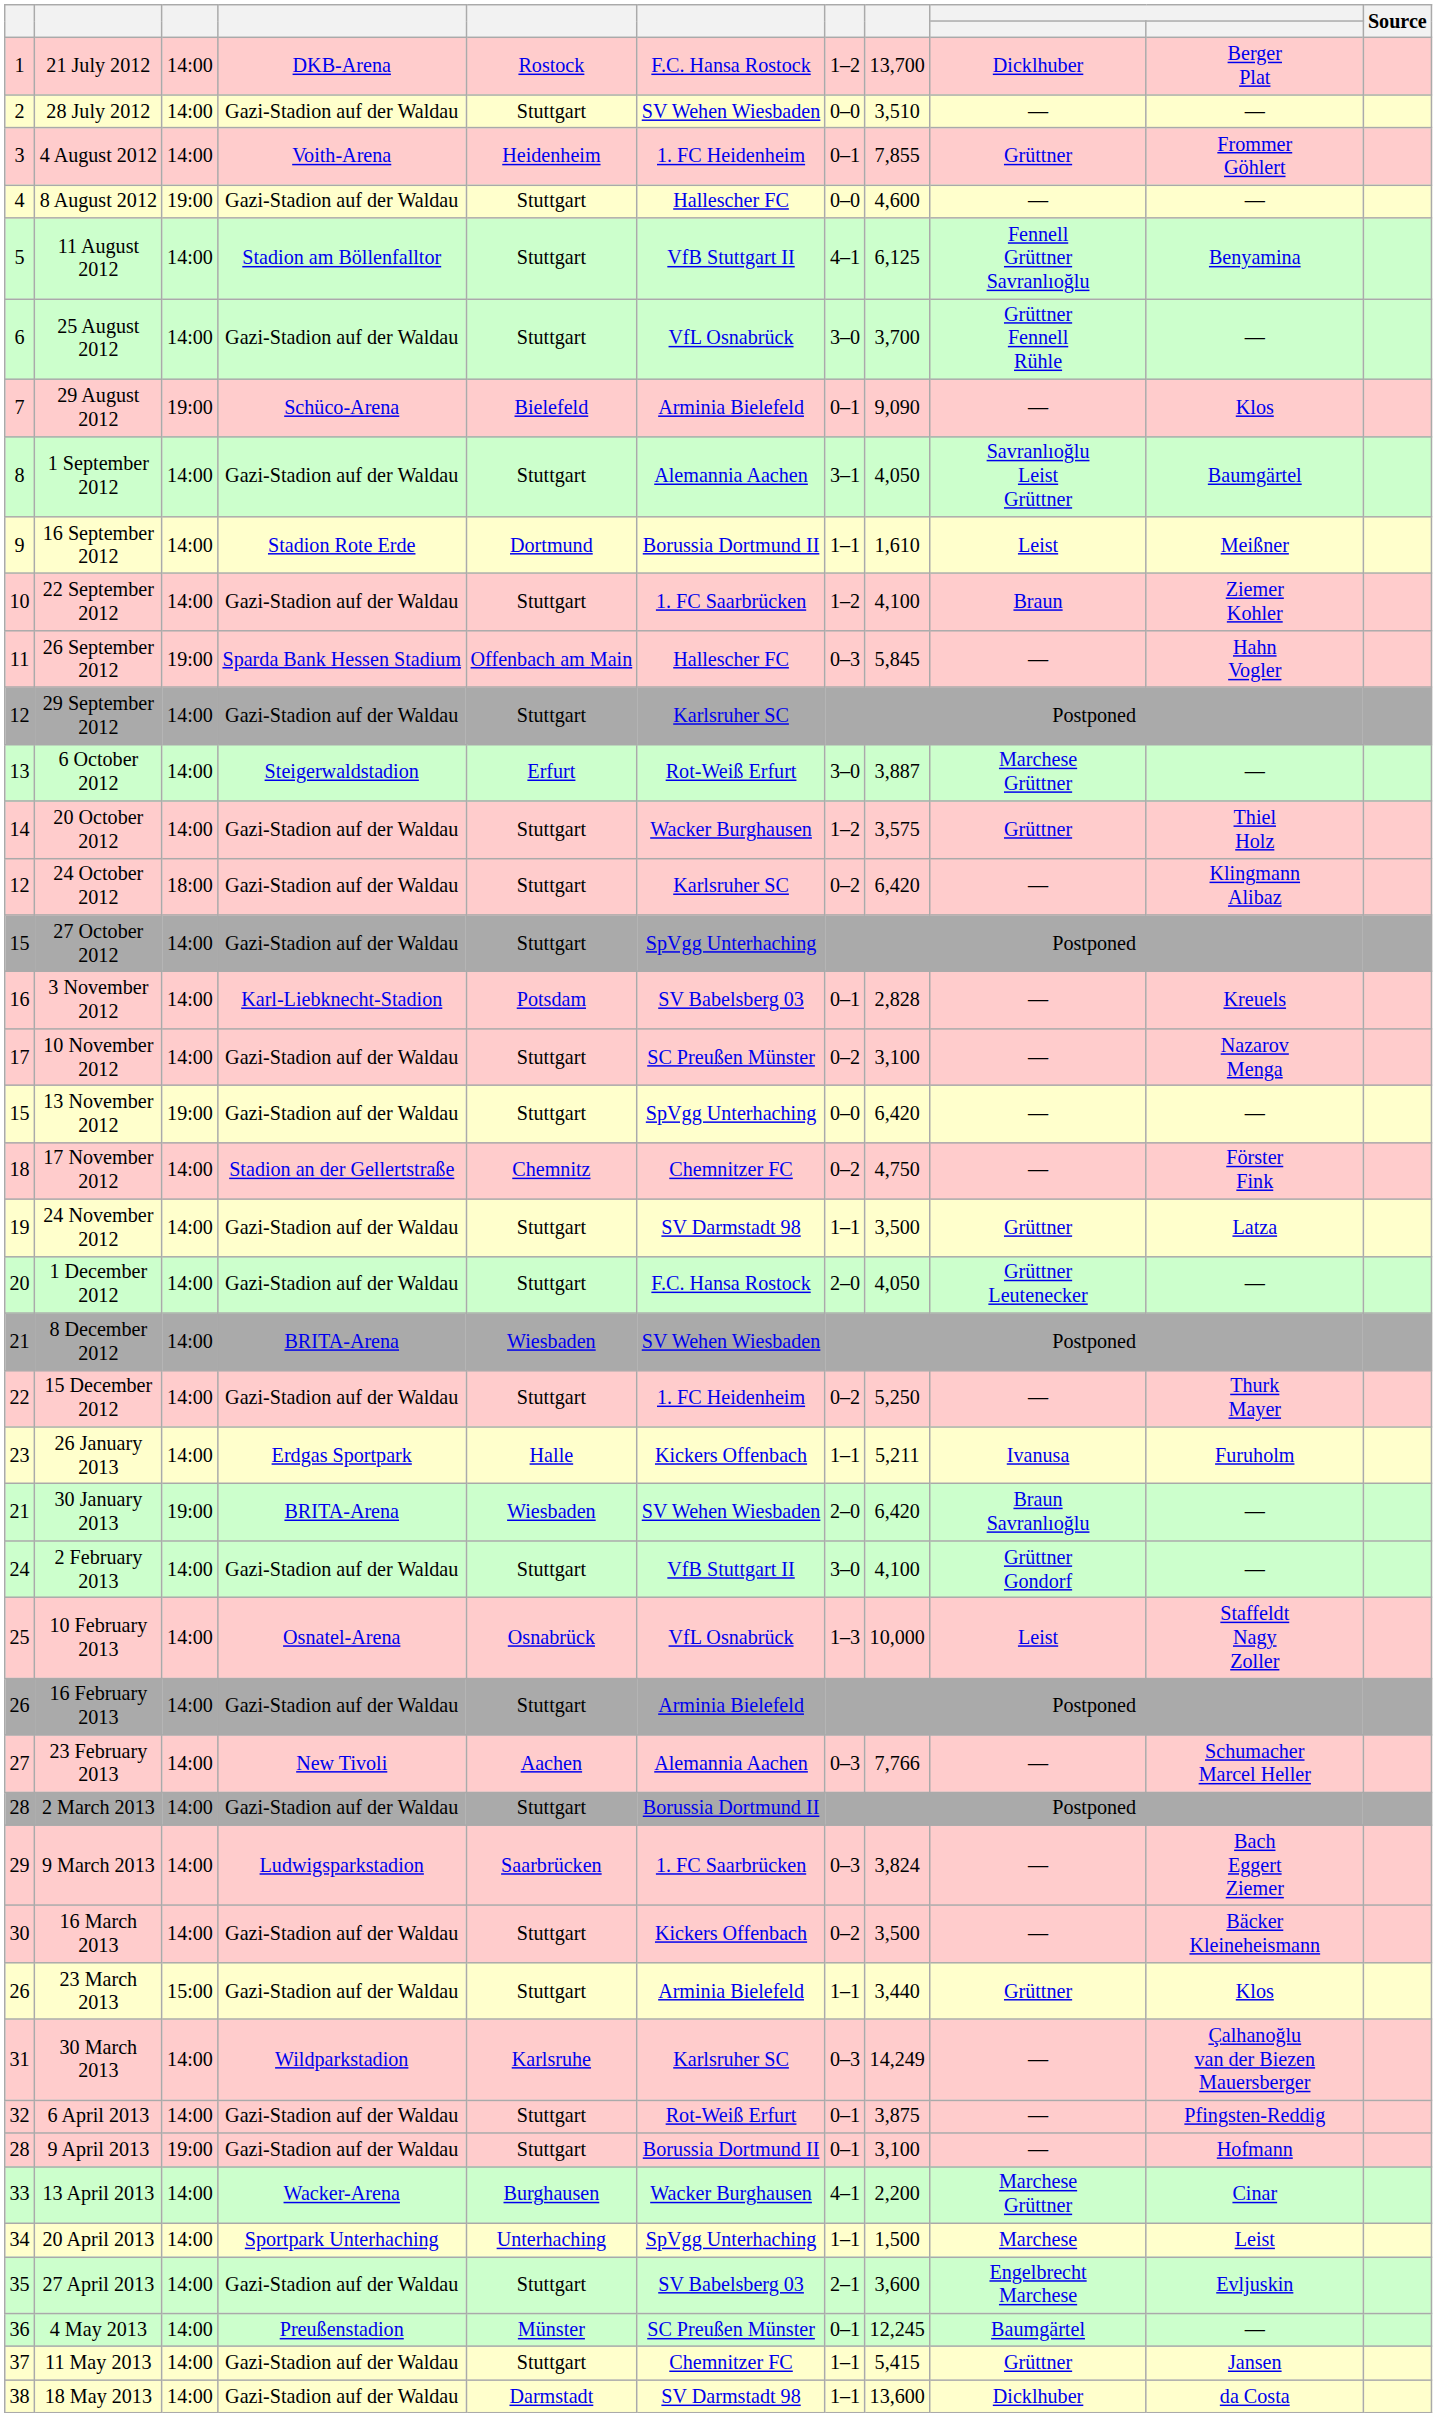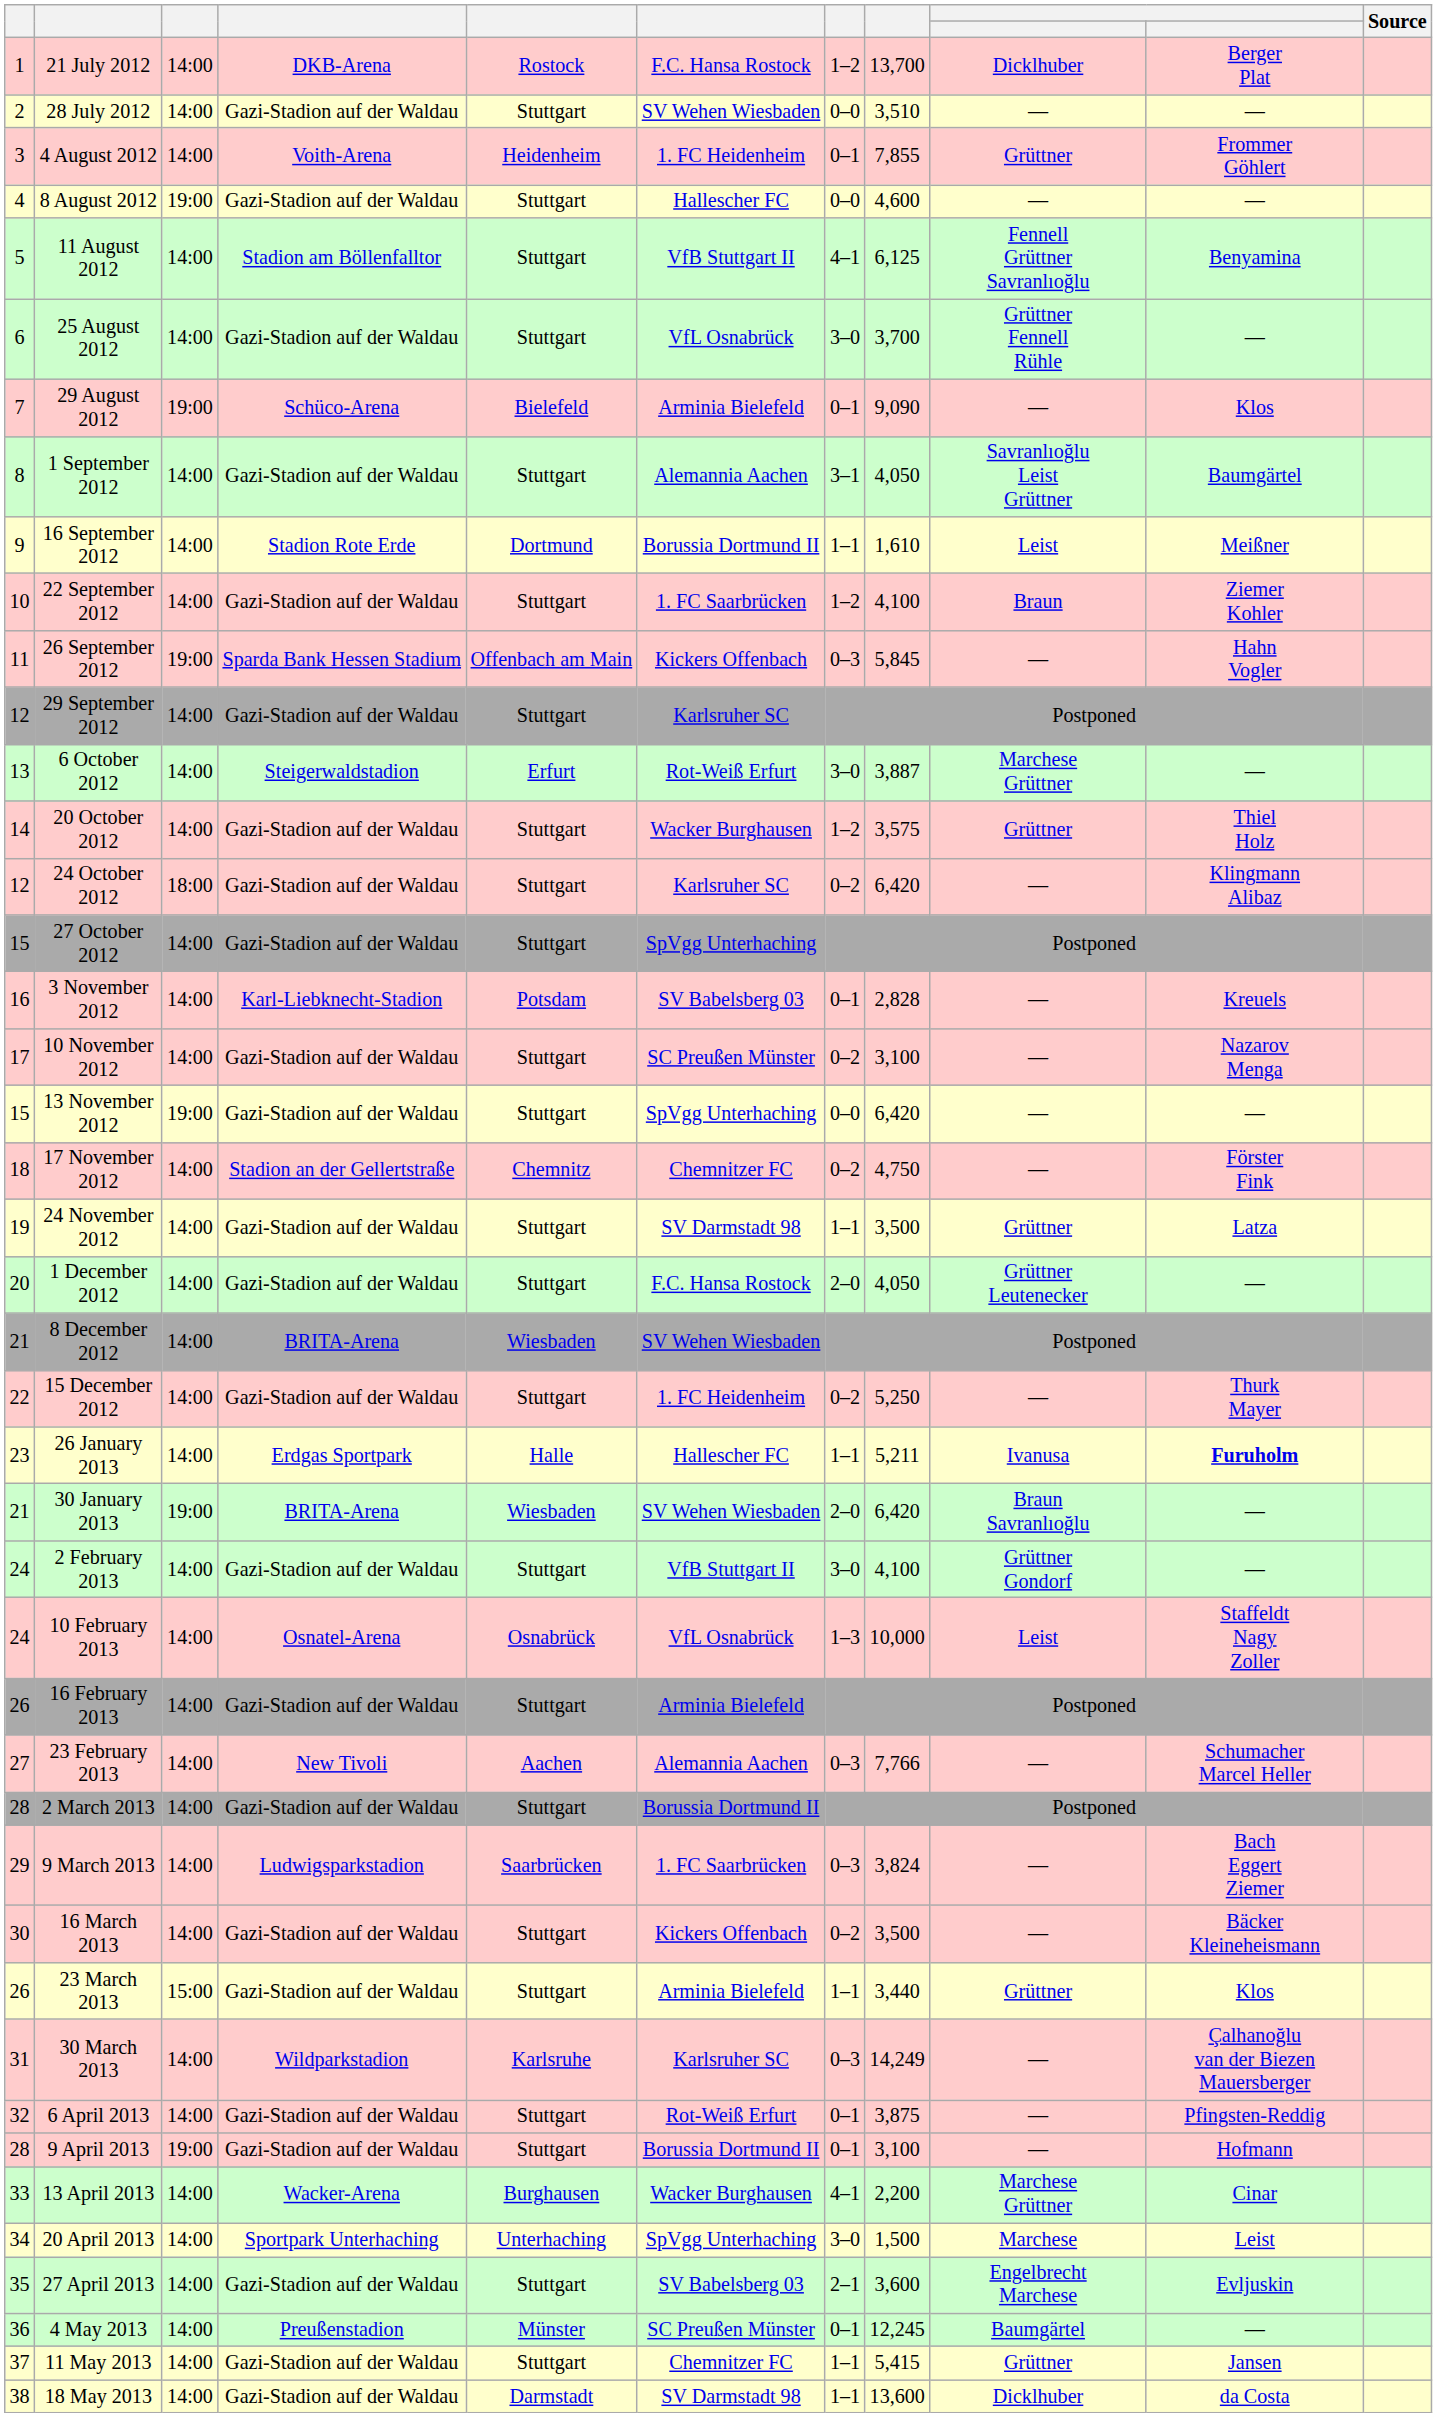(731, 658) Hallescher FC -> (731, 658) Kickers Offenbach
(731, 1454) Kickers Offenbach -> (731, 1454) Hallescher FC
(1255, 1454) normal -> (1255, 1454) bold
(20, 1637) 25 -> (20, 1637) 24
(845, 2239) 1–1 -> (845, 2239) 3–0
